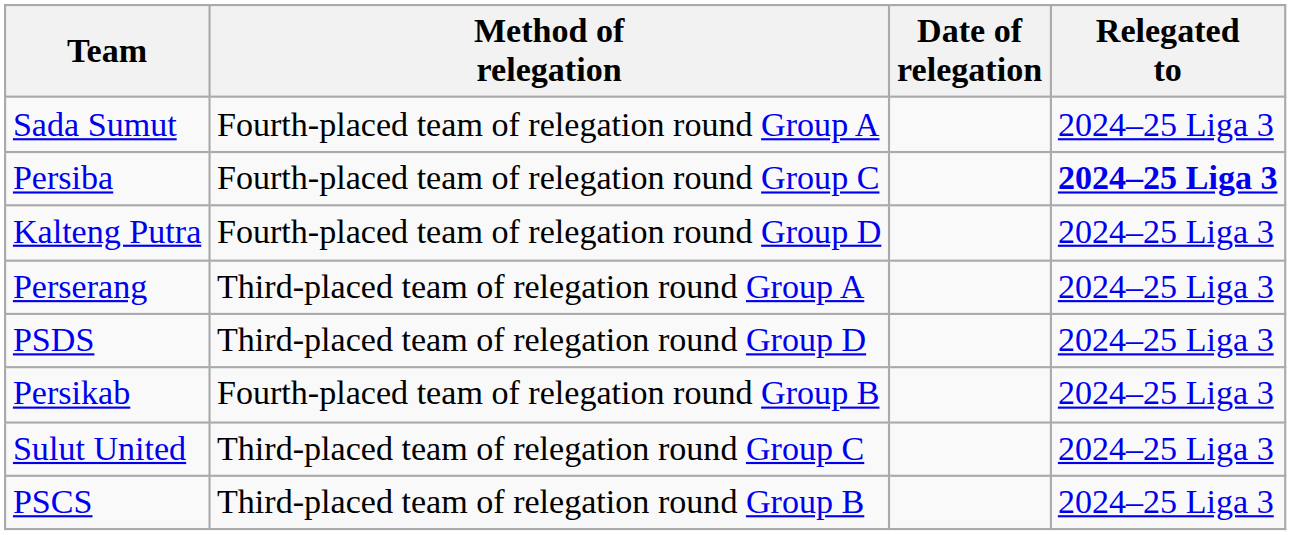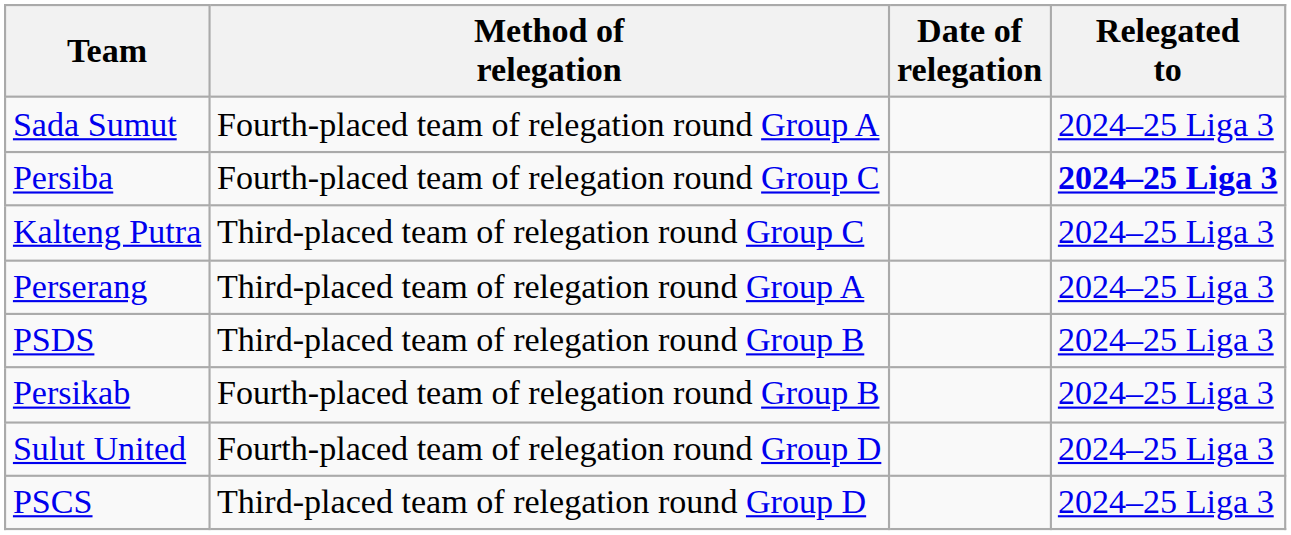(549, 232) Fourth-placed team of relegation round Group D -> (541, 232) Third-placed team of relegation round Group C
(542, 340) Third-placed team of relegation round Group D -> (541, 340) Third-placed team of relegation round Group B
(541, 448) Third-placed team of relegation round Group C -> (549, 448) Fourth-placed team of relegation round Group D
(541, 502) Third-placed team of relegation round Group B -> (542, 502) Third-placed team of relegation round Group D
